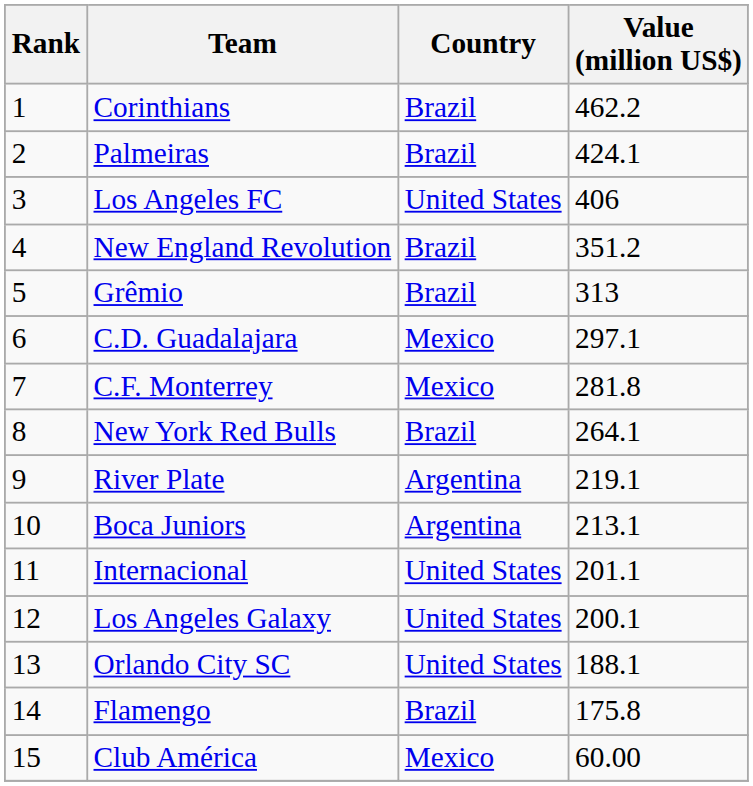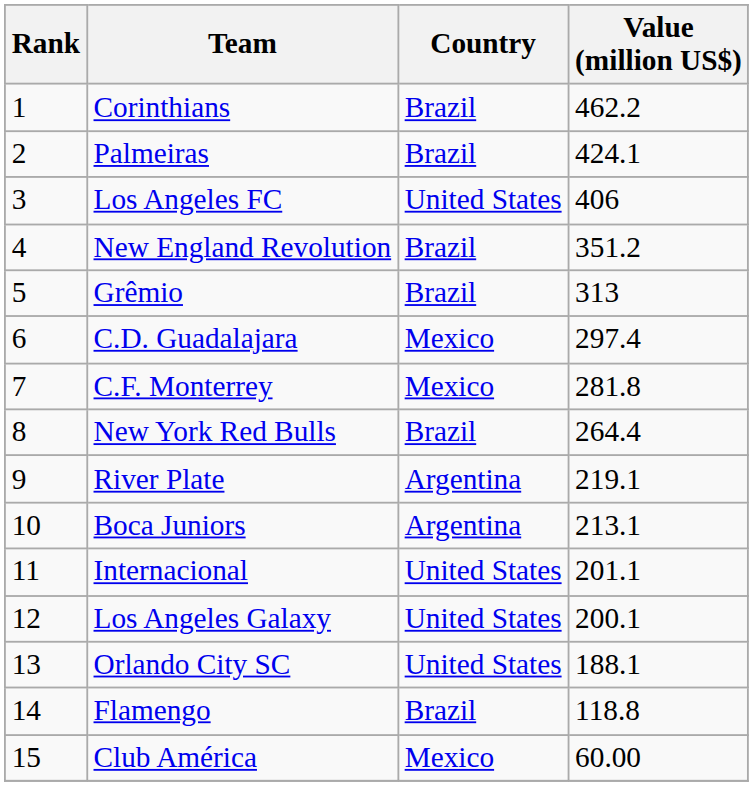(608, 339) 297.1 -> (608, 339) 297.4
(608, 432) 264.1 -> (608, 432) 264.4
(608, 710) 175.8 -> (607, 710) 118.8
